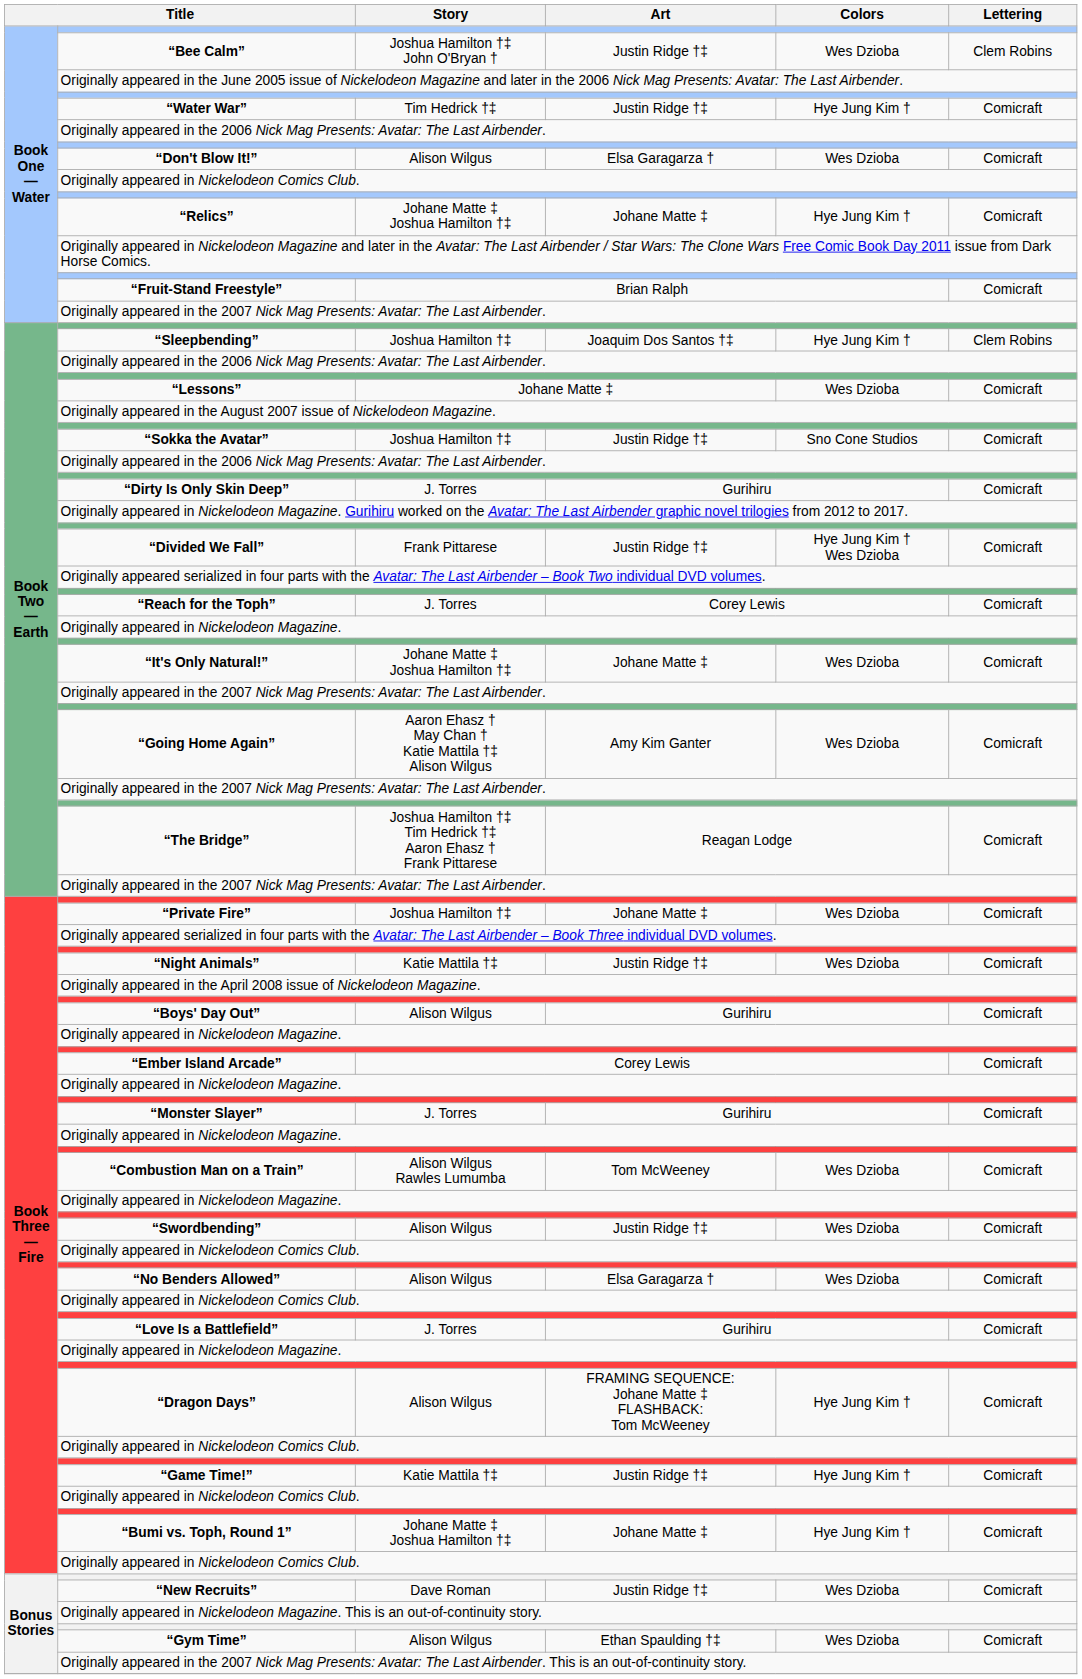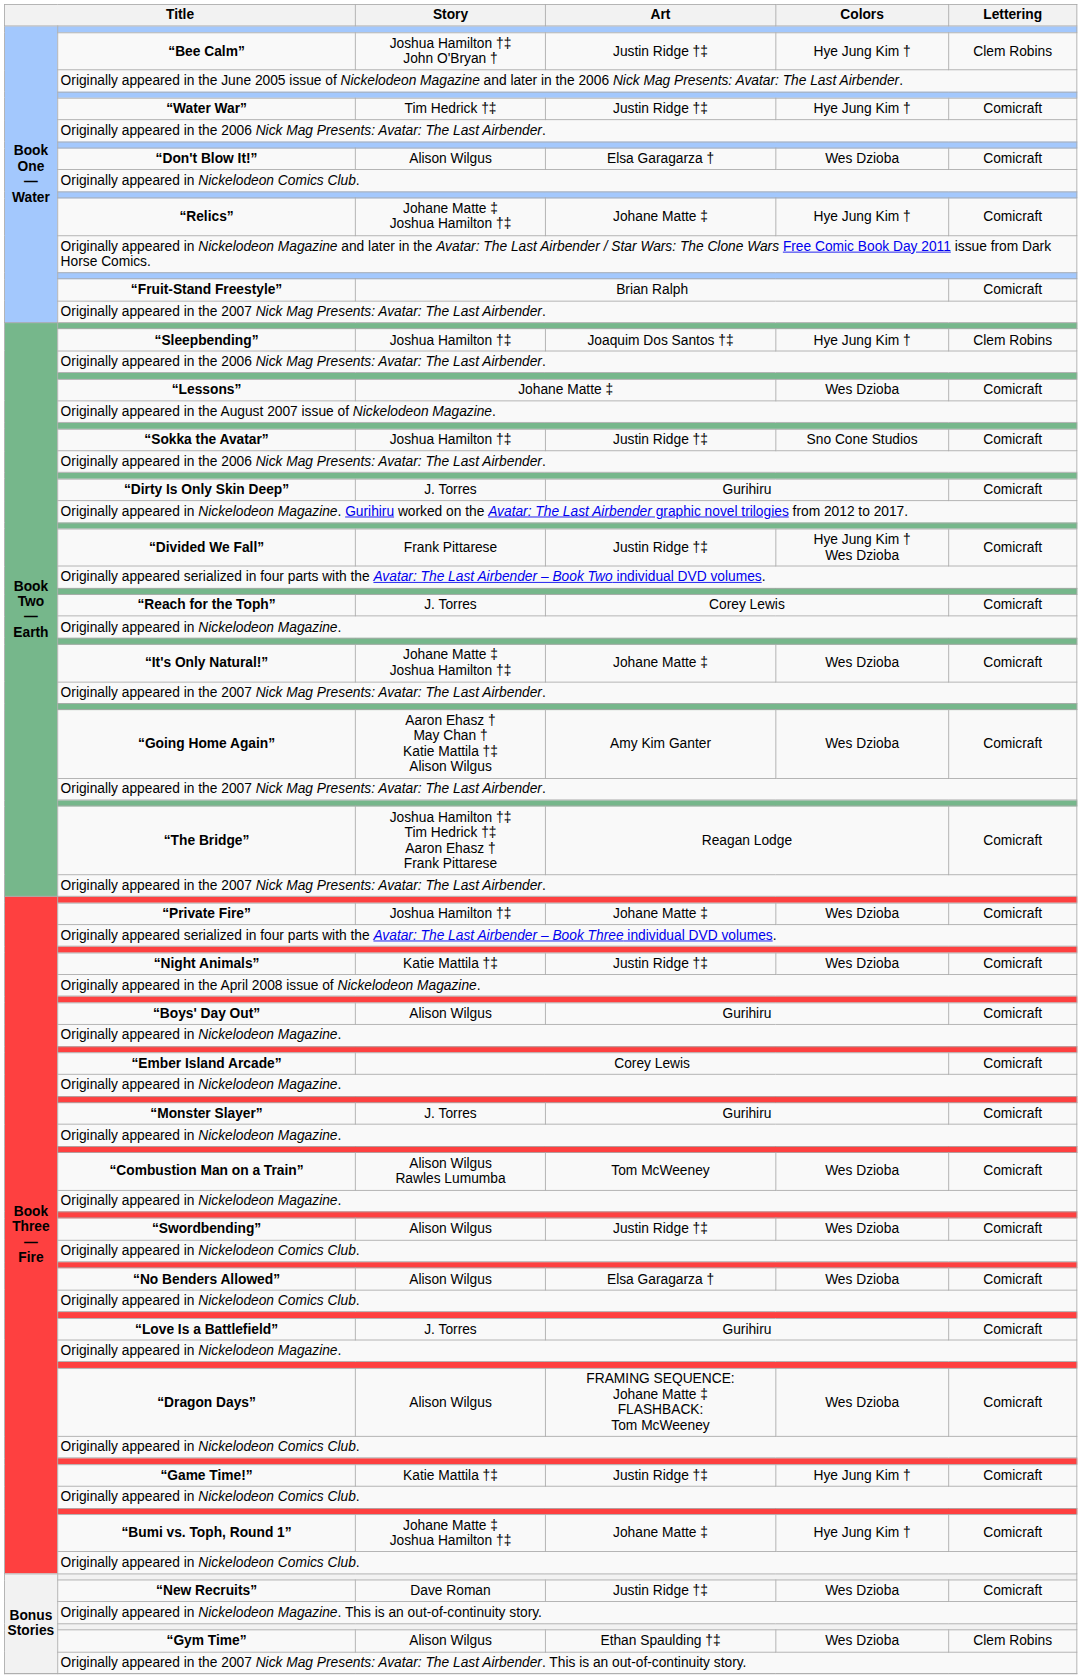(862, 51) Wes Dzioba -> (862, 51) Hye Jung Kim †
(862, 1402) Hye Jung Kim † -> (862, 1402) Wes Dzioba
(1013, 1640) Comicraft -> (1013, 1640) Clem Robins
